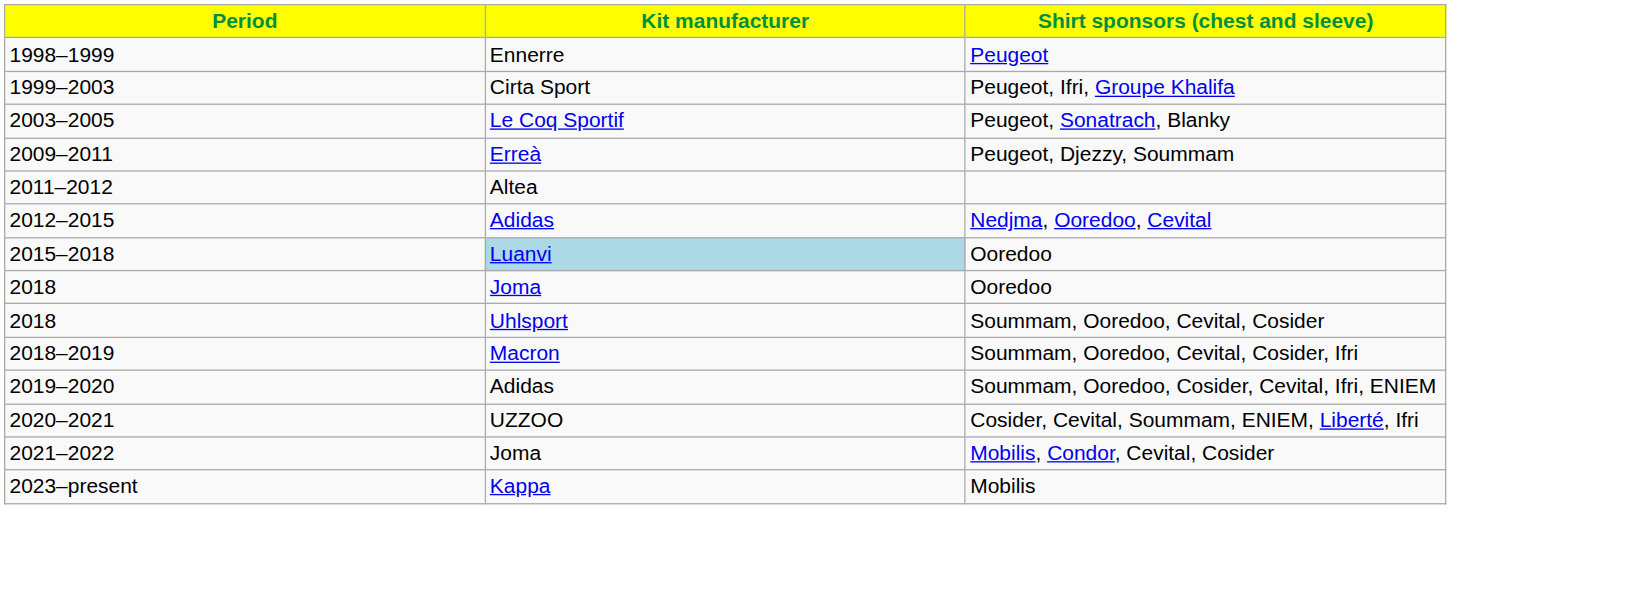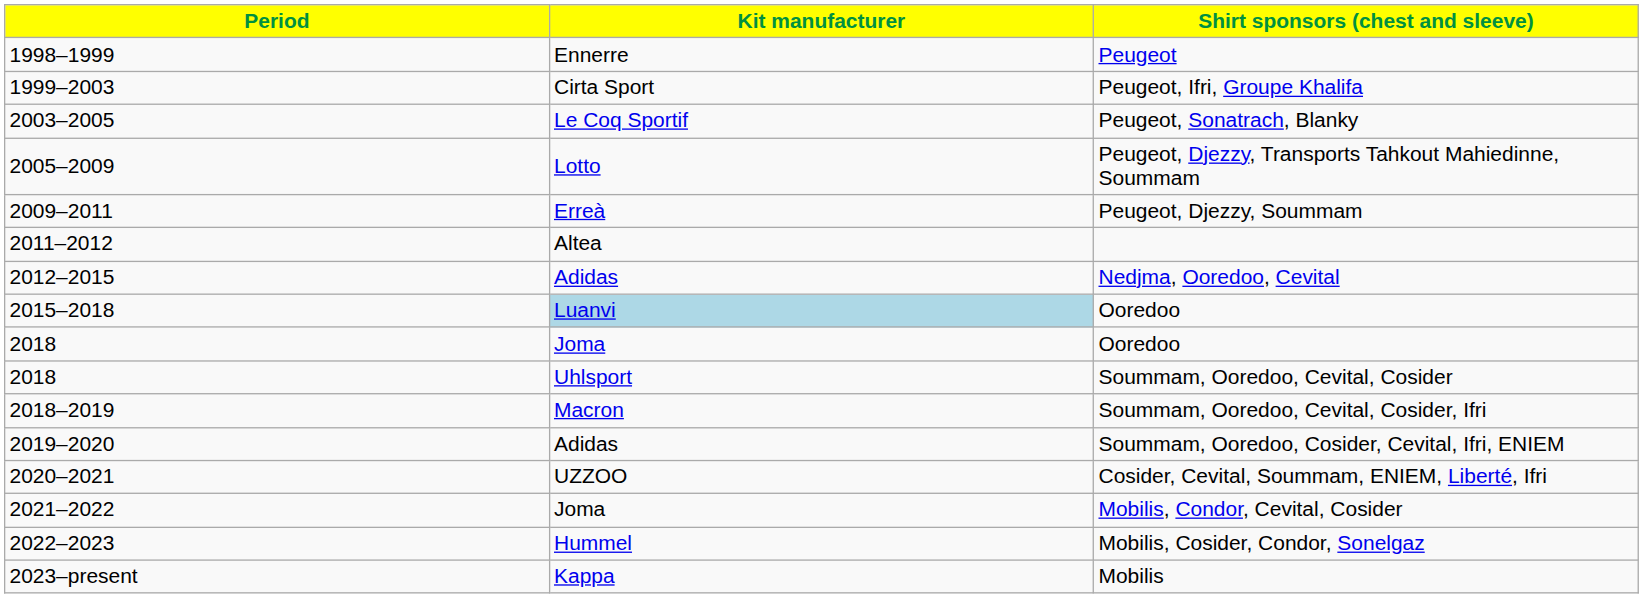+ row: (62, 165)
+ row: (62, 543)
